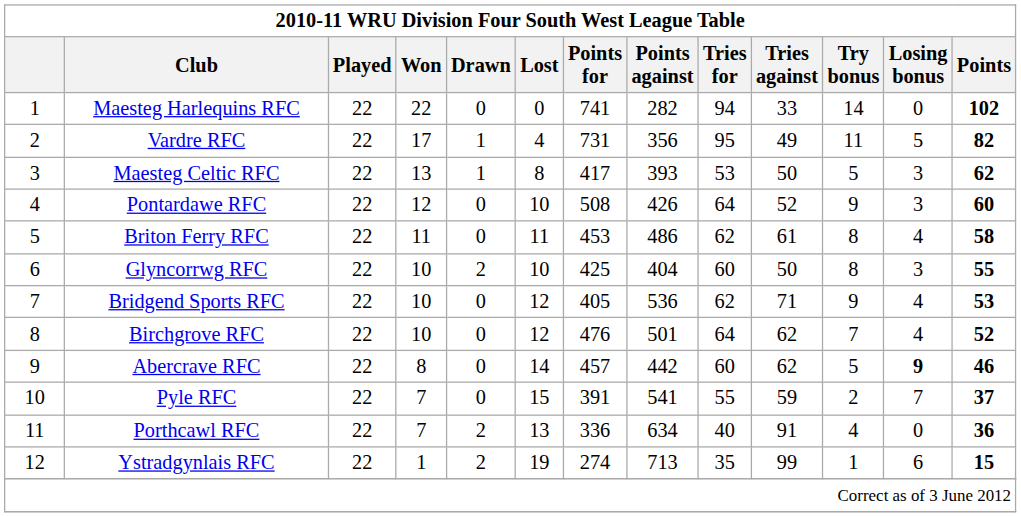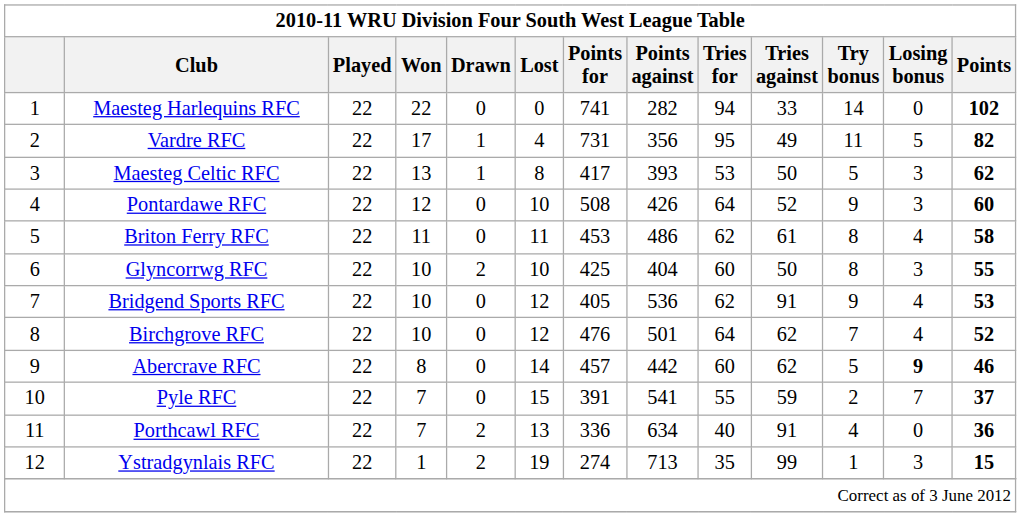(787, 301) 71 -> (787, 301) 91
(918, 462) 6 -> (918, 462) 3
